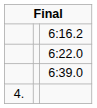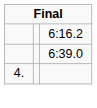- row: (66, 53)
